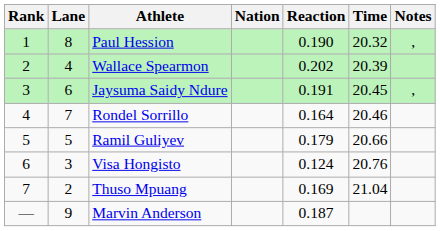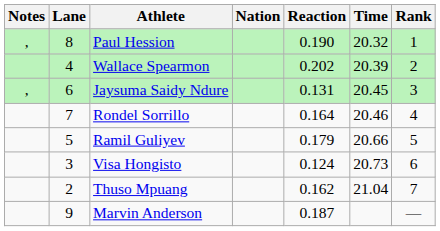columns swapped: (26, 16) <-> (413, 16)
(316, 90) 0.191 -> (317, 90) 0.131
(370, 164) 20.76 -> (371, 164) 20.73
(316, 189) 0.169 -> (317, 189) 0.162
